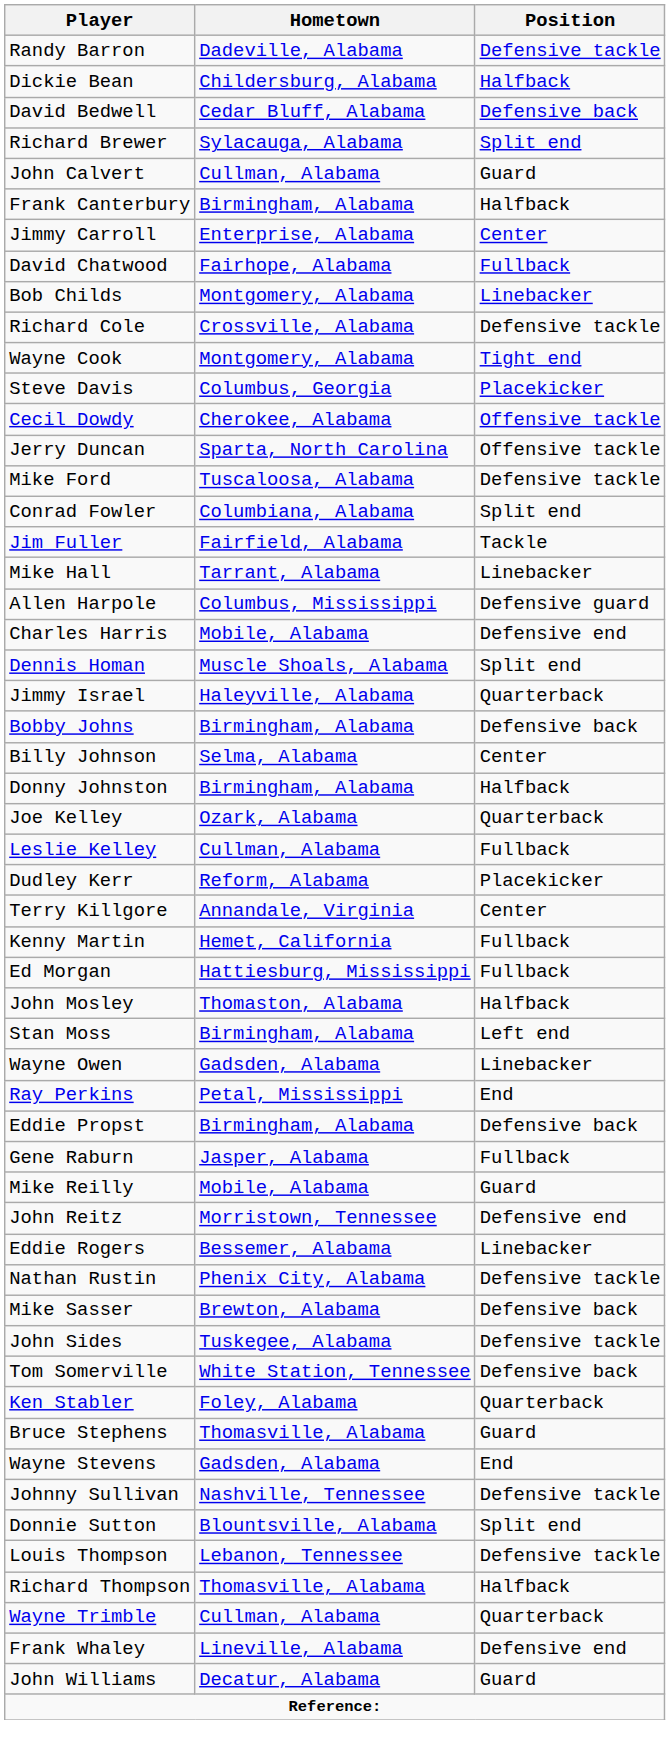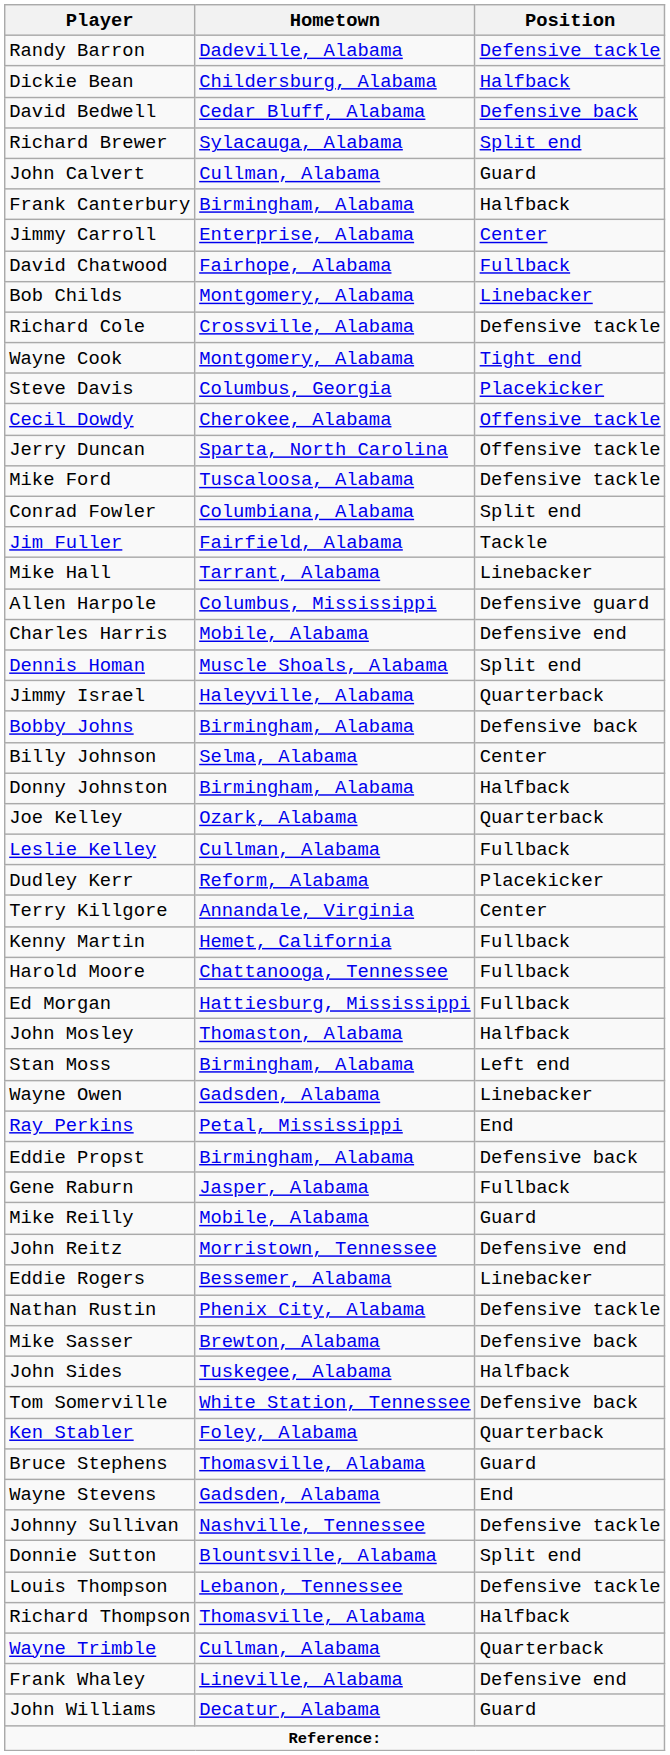+ row: (77, 972)
(570, 1341) Defensive tackle -> (525, 1372) Halfback
